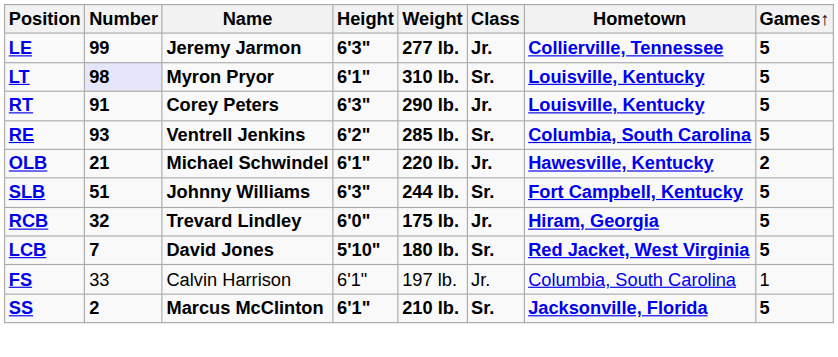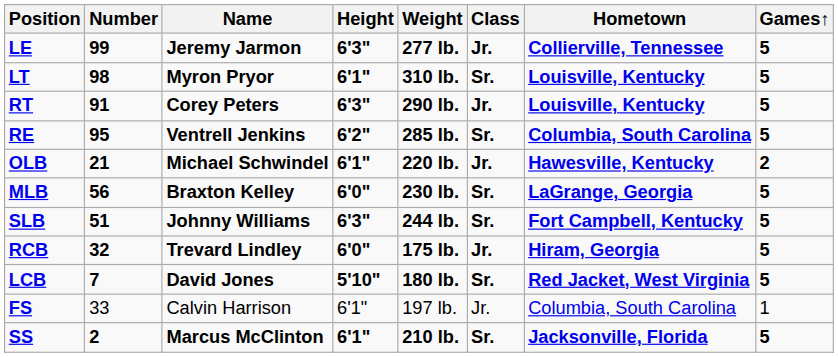(99, 76) lavender background -> (99, 76) no background
(99, 134) 93 -> (99, 134) 95
+ row: (29, 192)
